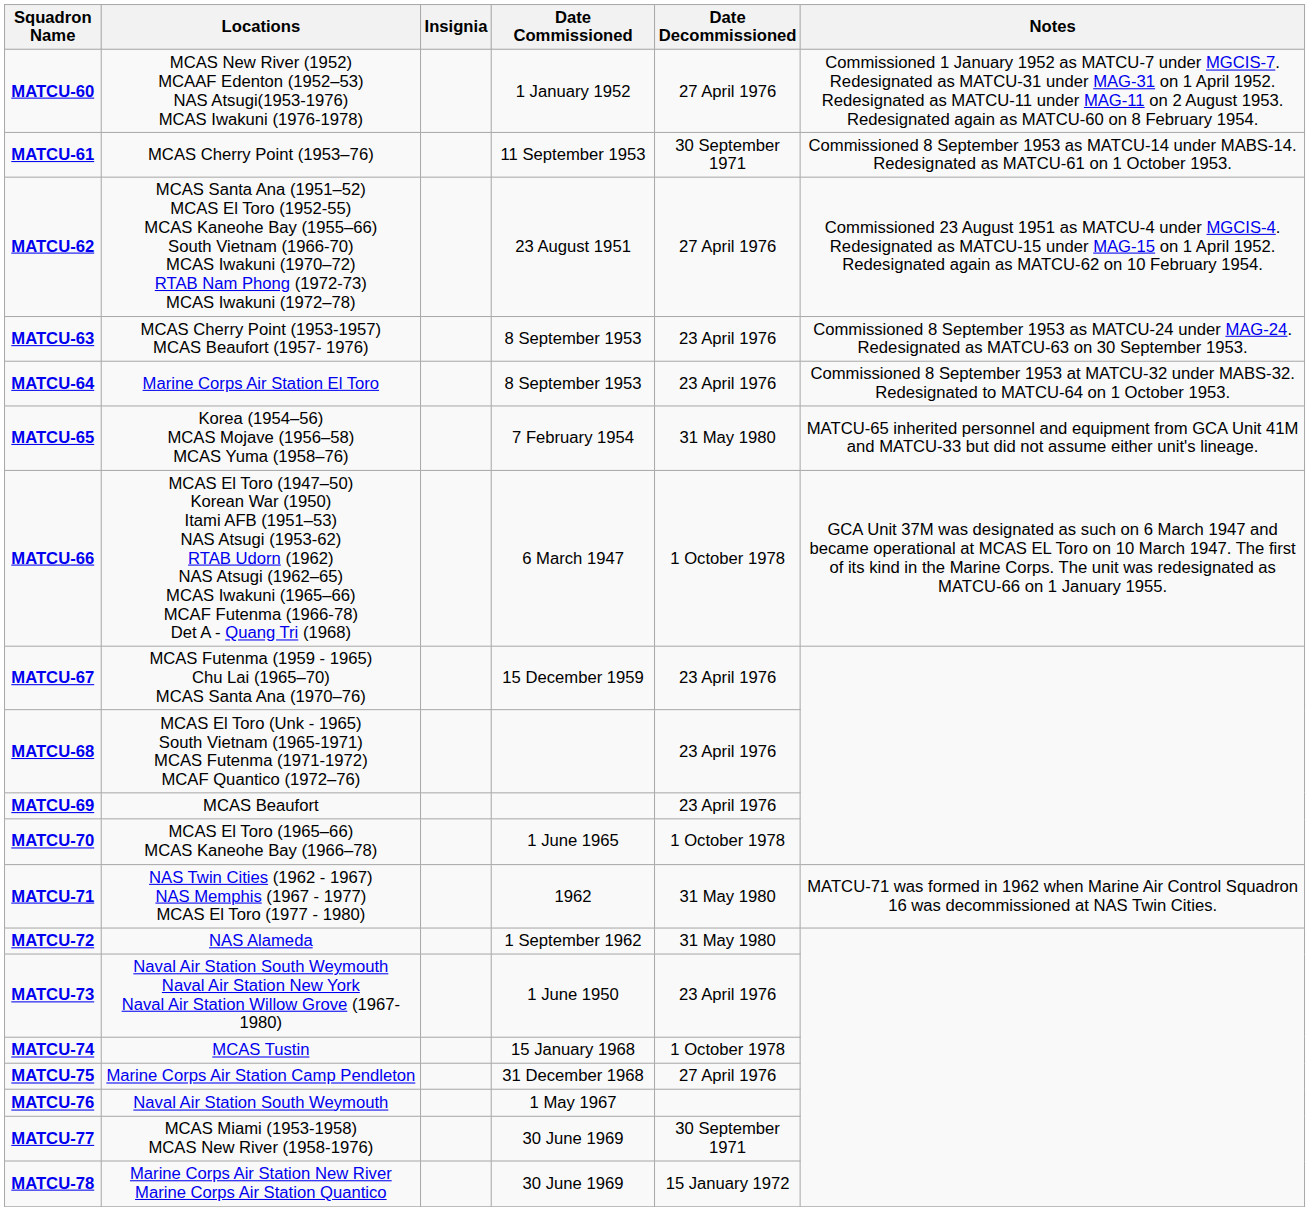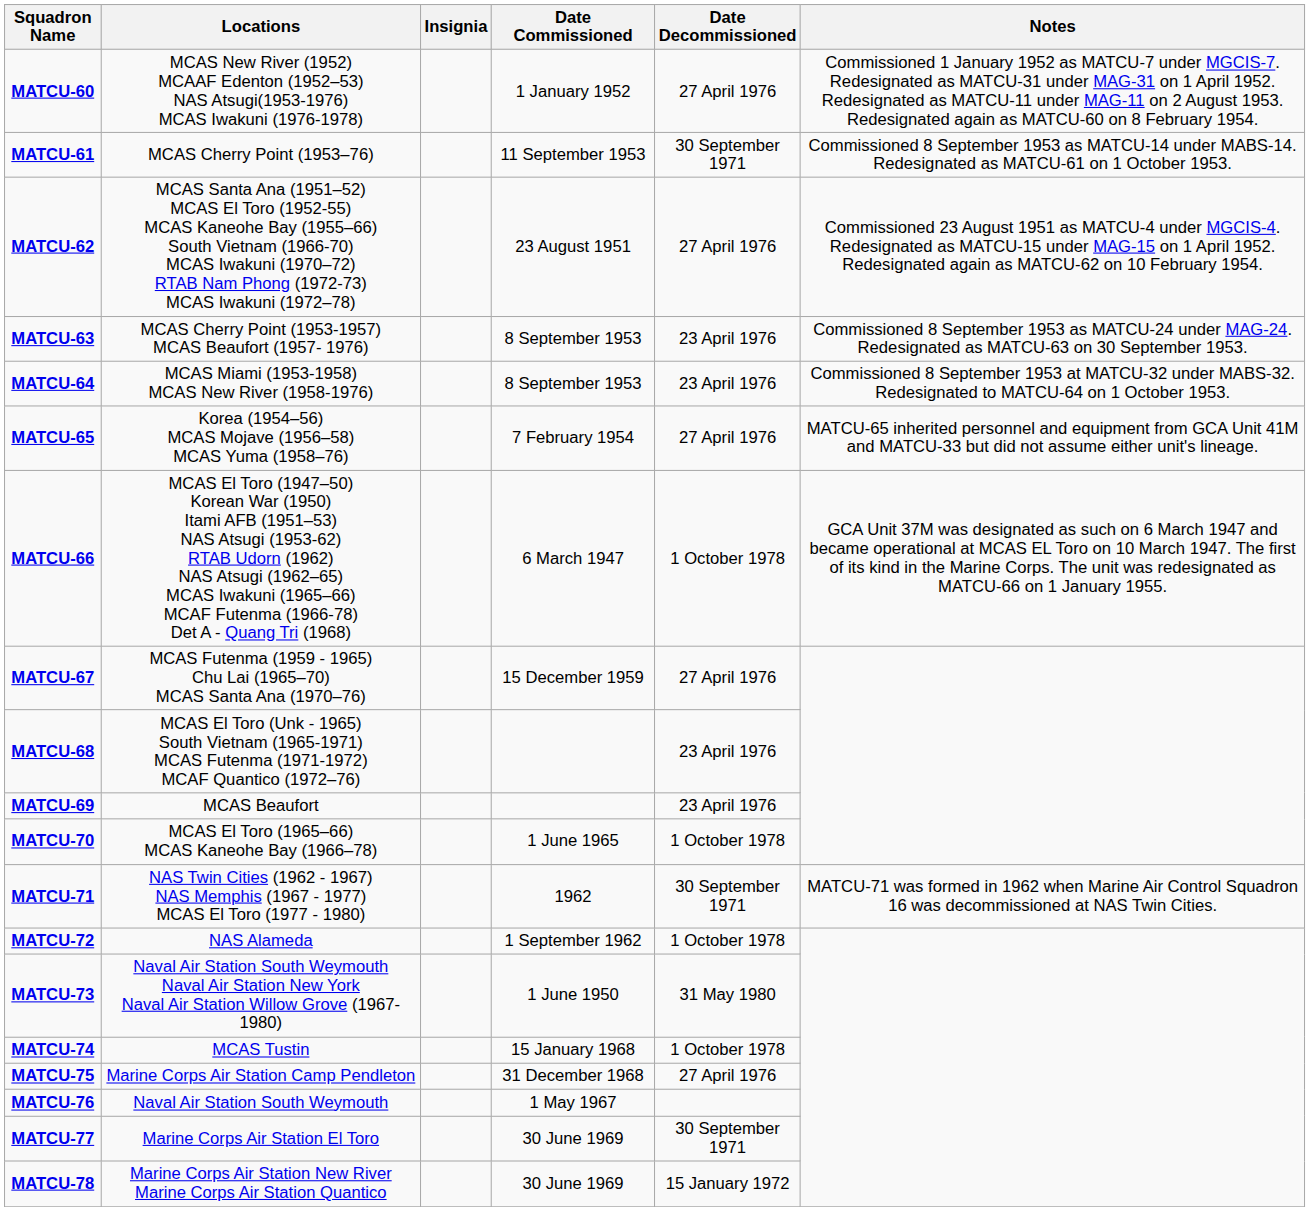(261, 383) Marine Corps Air Station El Toro -> (261, 383) MCAS Miami (1953-1958) MCAS New River (1958-1976)
(728, 438) 31 May 1980 -> (728, 438) 27 April 1976
(728, 678) 23 April 1976 -> (728, 678) 27 April 1976
(728, 895) 31 May 1980 -> (728, 895) 30 September 1971
(728, 941) 31 May 1980 -> (728, 941) 1 October 1978
(728, 995) 23 April 1976 -> (728, 995) 31 May 1980
(261, 1138) MCAS Miami (1953-1958) MCAS New River (1958-1976) -> (261, 1138) Marine Corps Air Station El Toro
